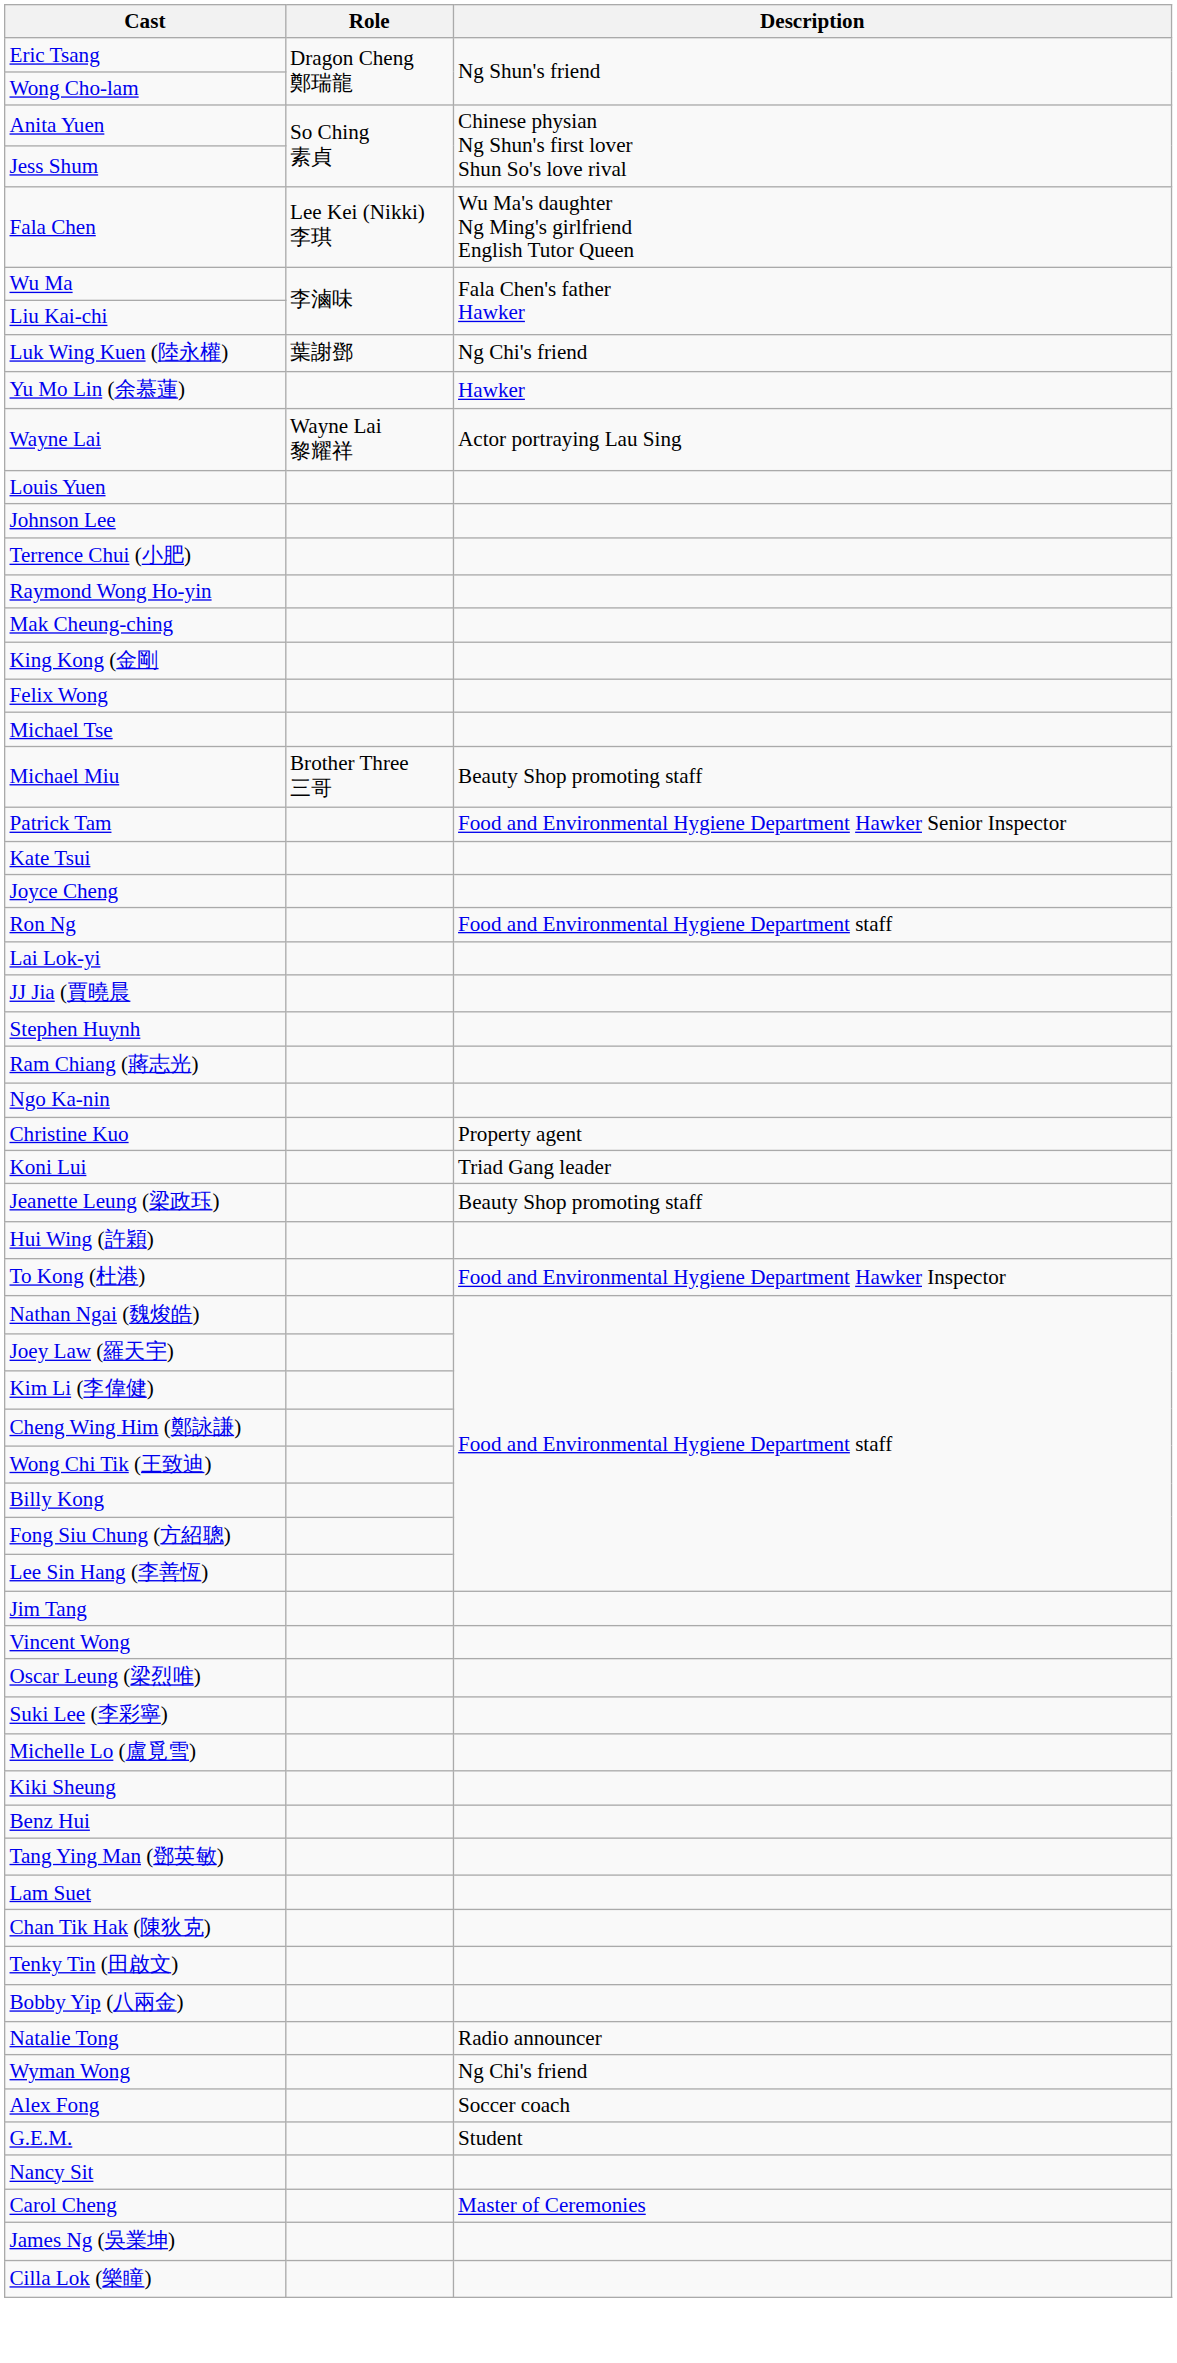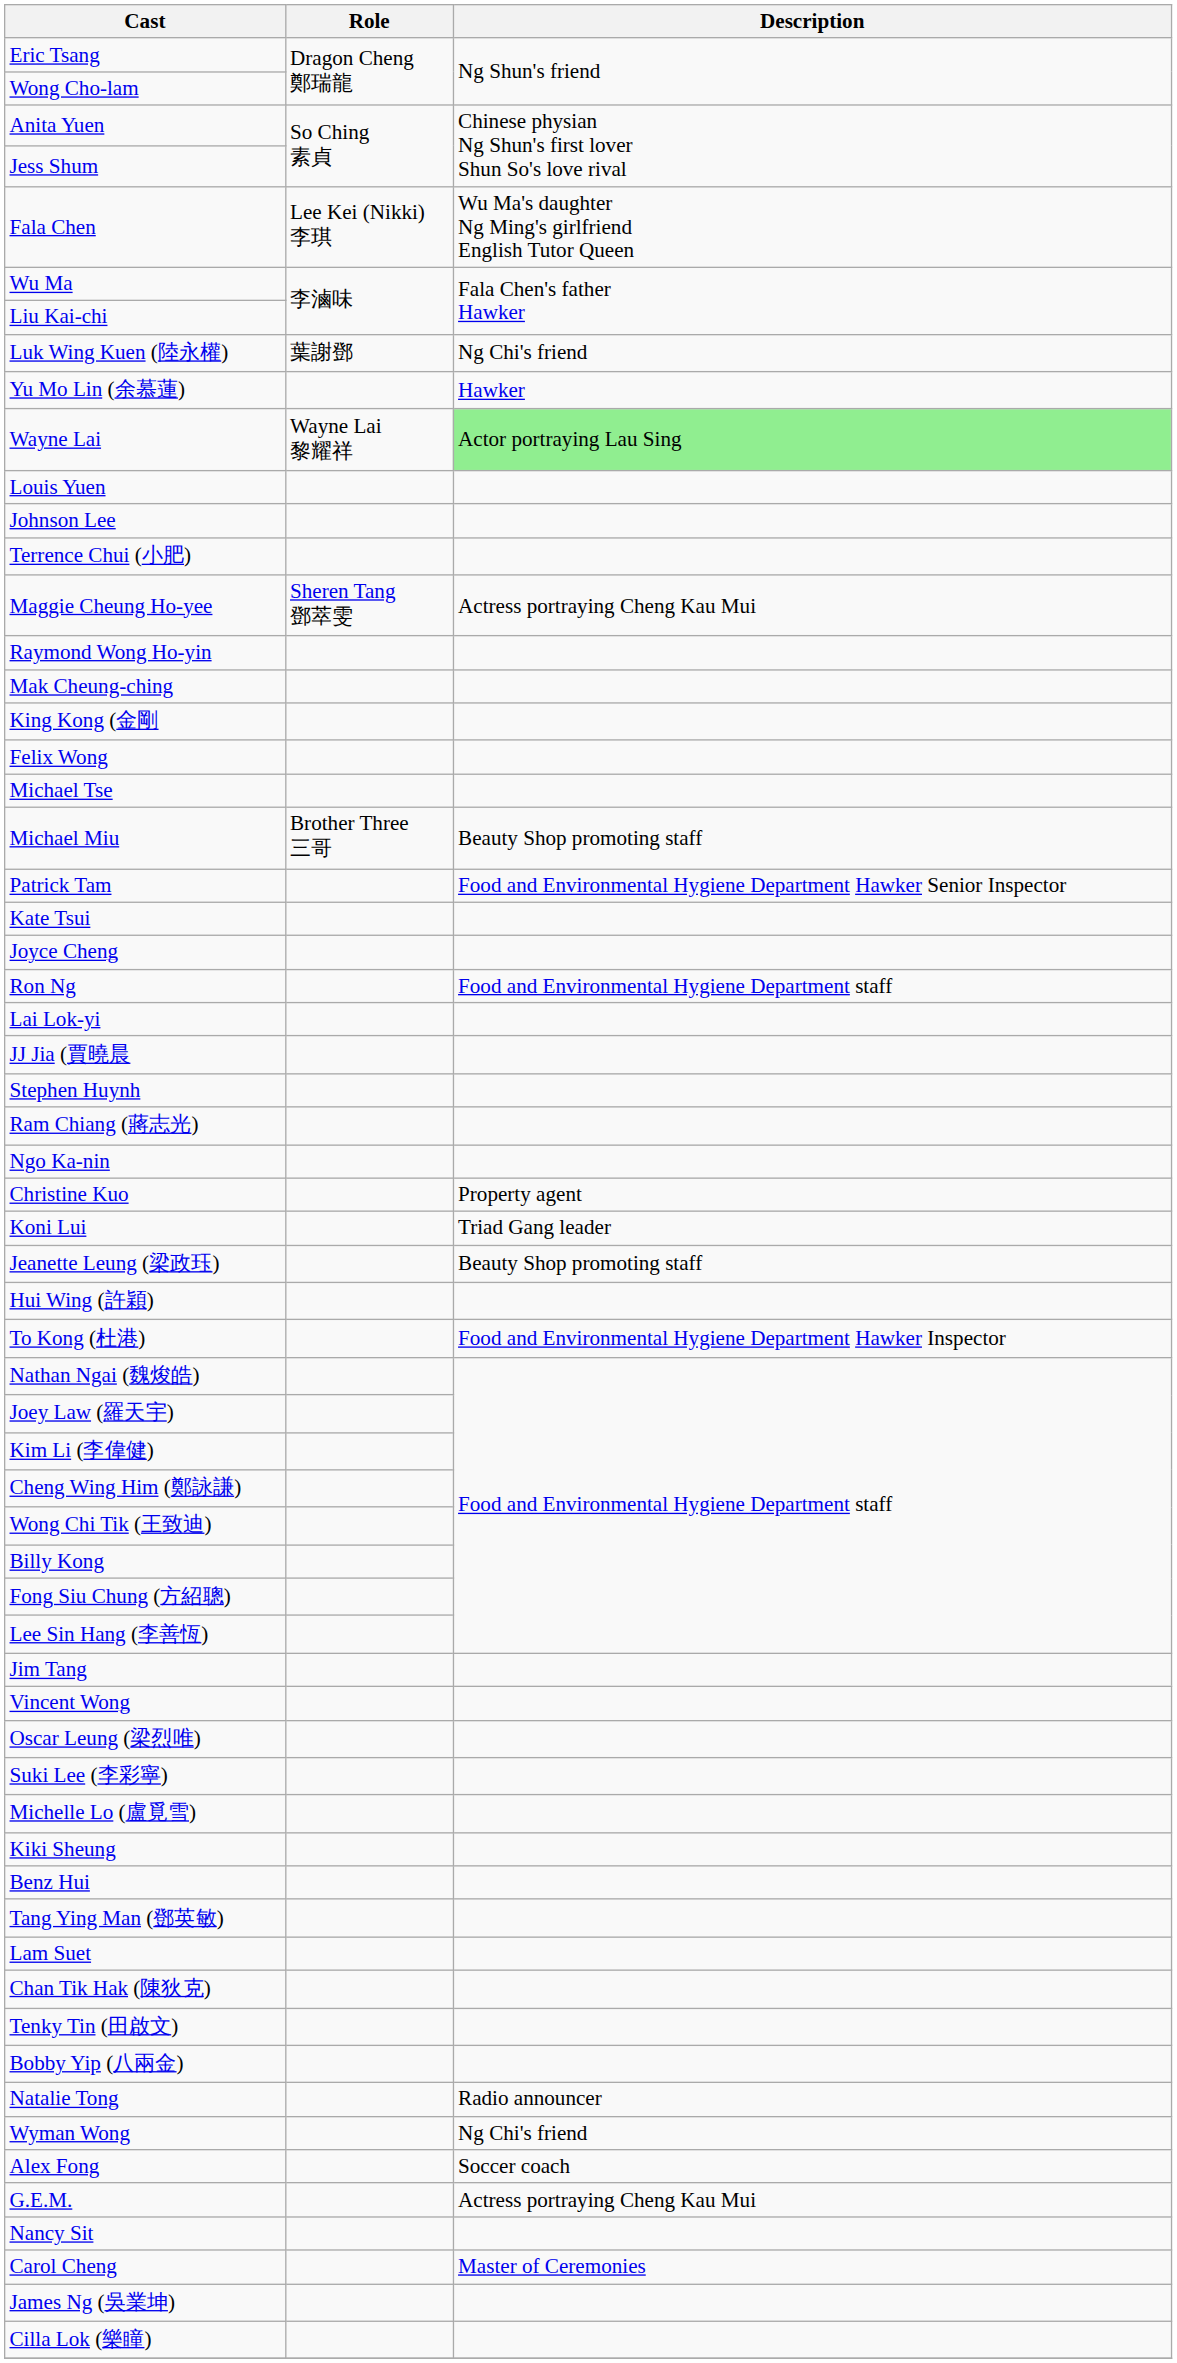(570, 439) no background -> (570, 439) lightgreen background
+ row: (111, 605)
(490, 2138) Student -> (607, 2199) Actress portraying Cheng Kau Mui
